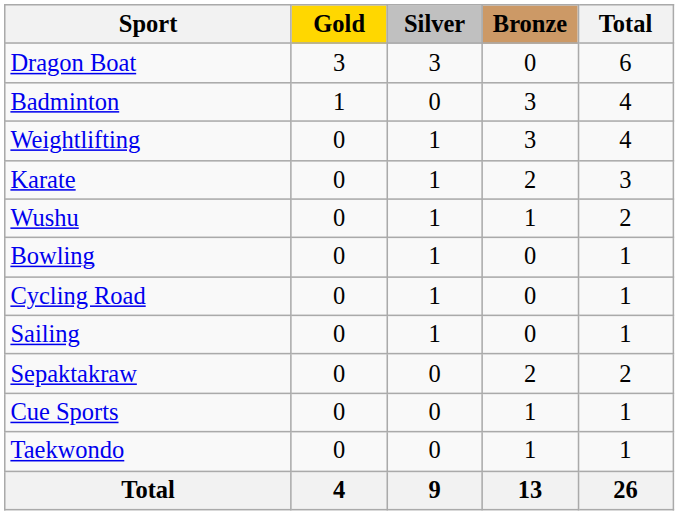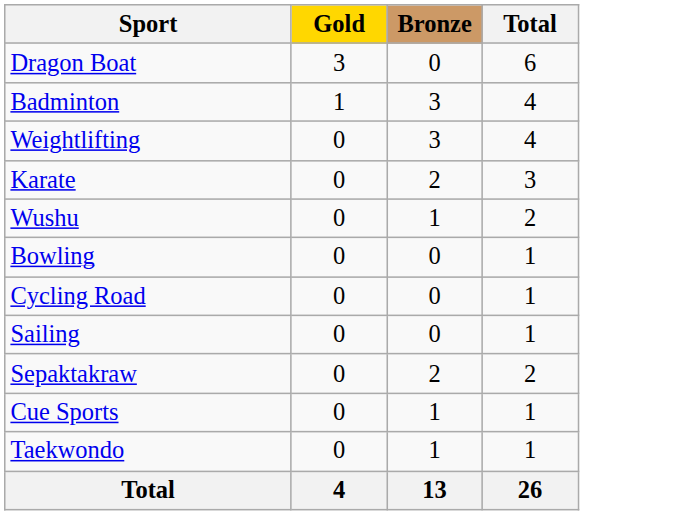- column: (435, 23)
